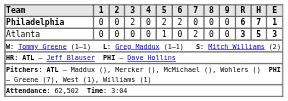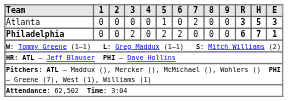rows swapped: (23, 34) <-> (35, 22)
